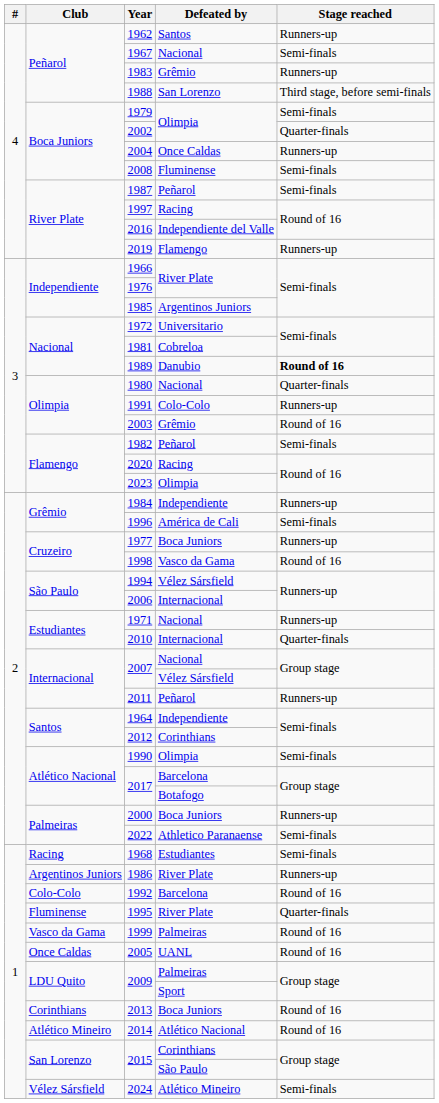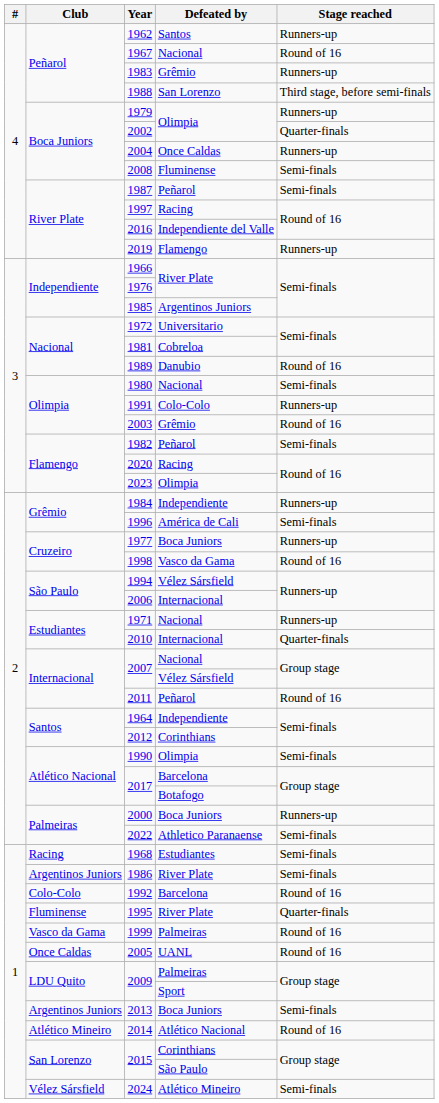(308, 53) Semi-finals -> (310, 53) Round of 16
(308, 111) Semi-finals -> (308, 111) Runners-up
(312, 365) bold -> (310, 365) normal
(314, 385) Quarter-finals -> (308, 385) Semi-finals
(308, 698) Runners-up -> (310, 698) Round of 16
(308, 873) Runners-up -> (308, 873) Semi-finals
(57, 1010) Corinthians -> (75, 1010) Argentinos Juniors
(310, 1010) Round of 16 -> (308, 1010) Semi-finals
